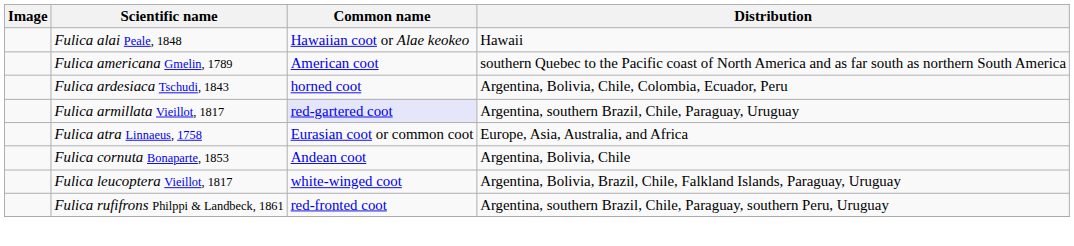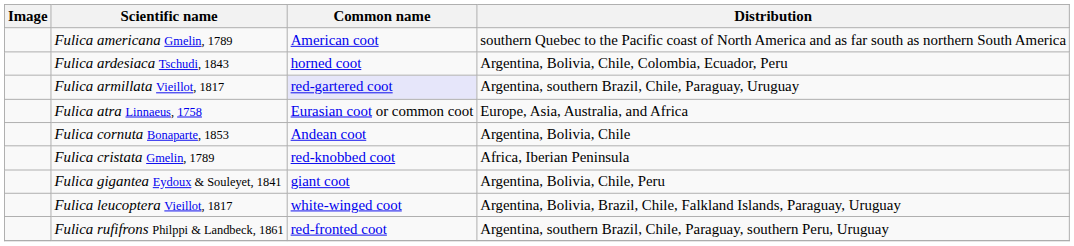- row: (118, 39)
+ row: (134, 157)
+ row: (168, 181)
